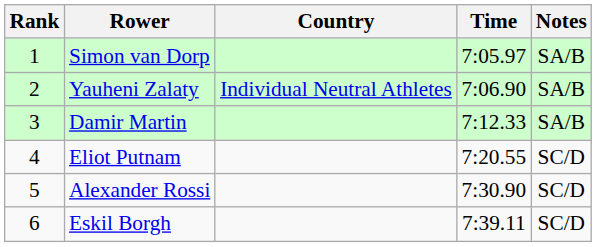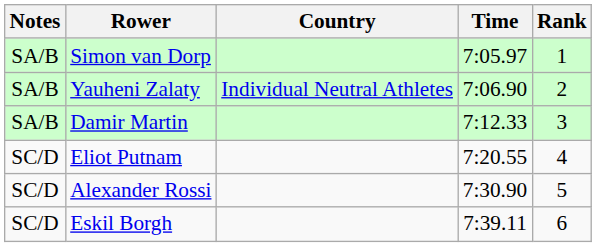columns swapped: (34, 21) <-> (561, 21)
